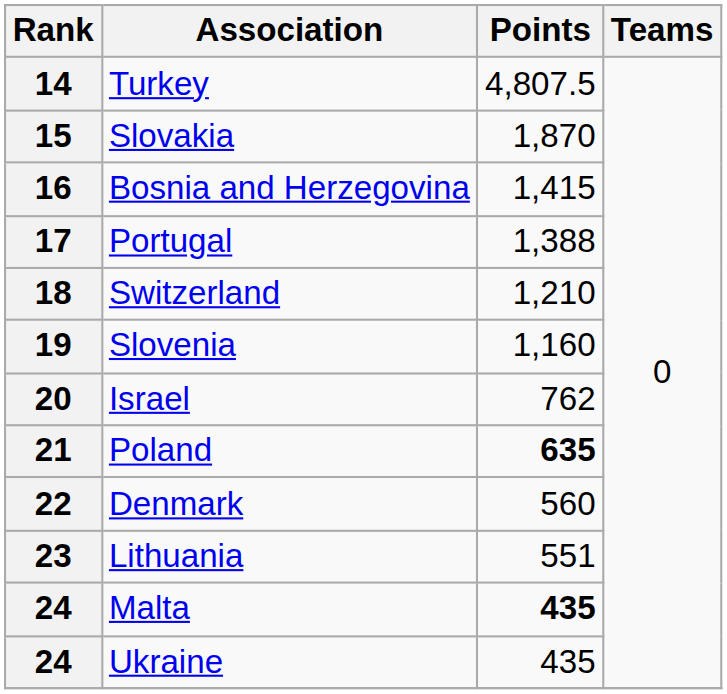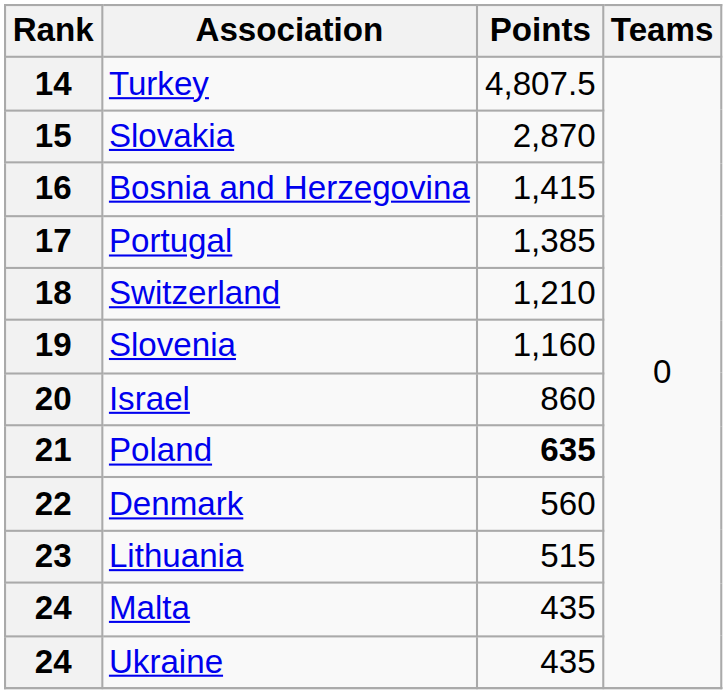(554, 135) 1,870 -> (554, 135) 2,870
(554, 240) 1,388 -> (554, 240) 1,385
(568, 398) 762 -> (568, 398) 860
(568, 556) 551 -> (568, 556) 515
(568, 608) bold -> (568, 608) normal
